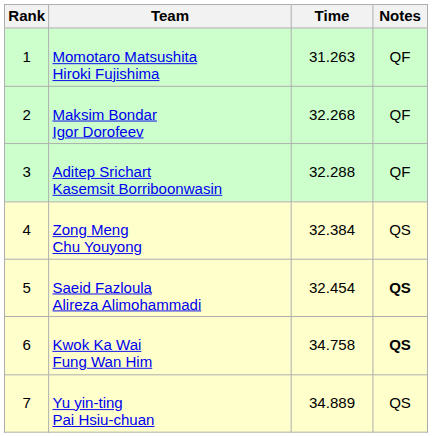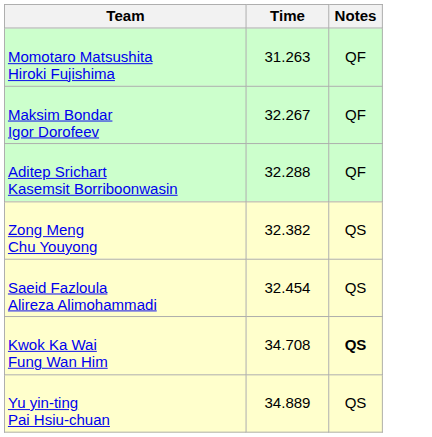- column: (27, 16)
(332, 114) 32.268 -> (287, 114) 32.267
(332, 230) 32.384 -> (287, 230) 32.382
(400, 287) bold -> (356, 287) normal
(332, 345) 34.758 -> (287, 345) 34.708
